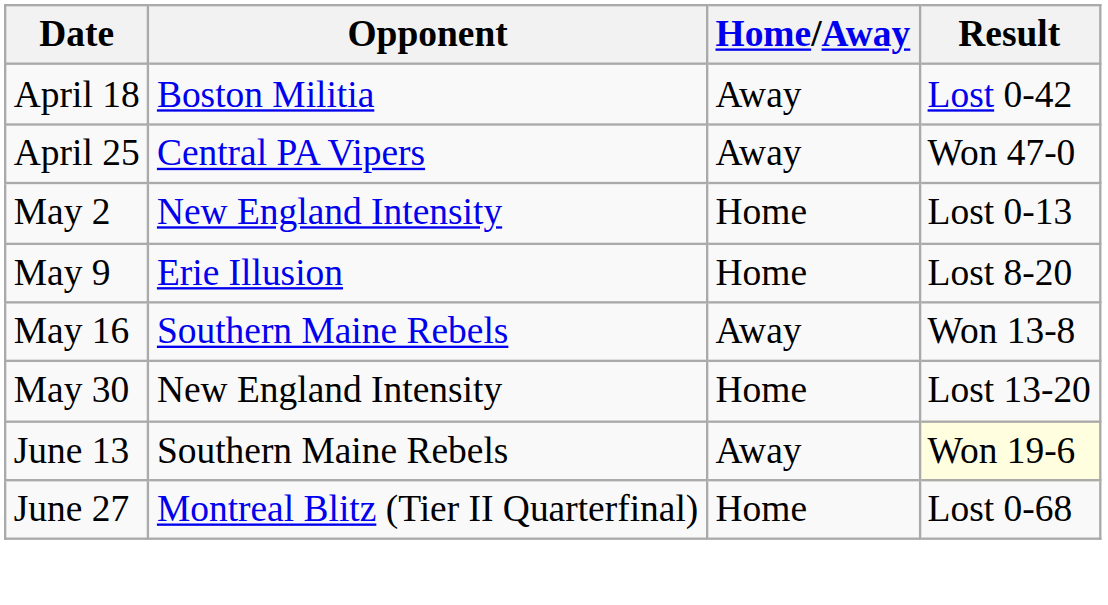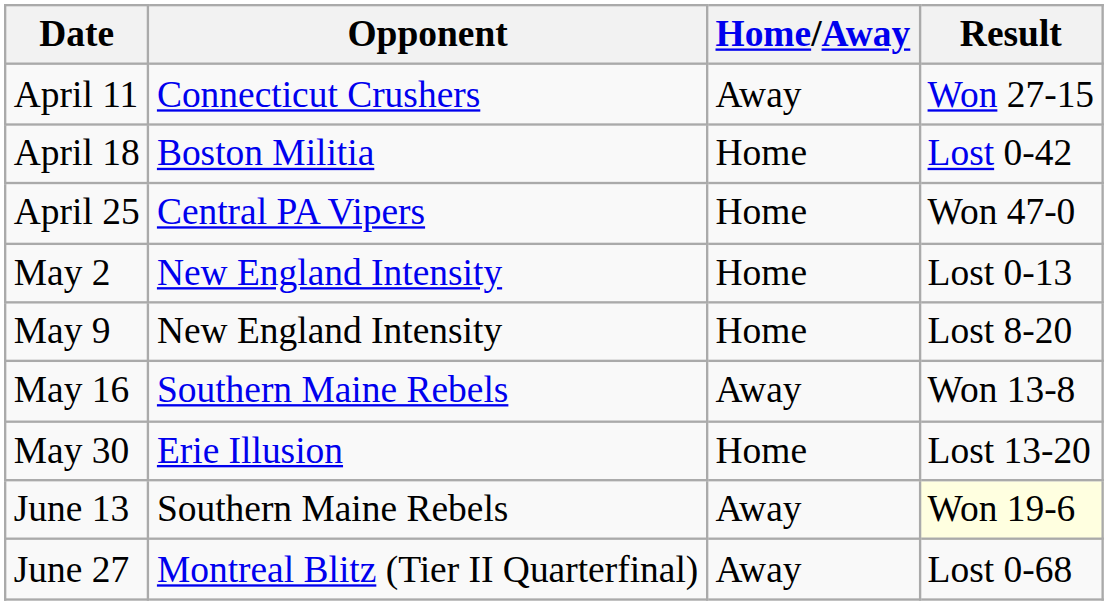+ row: (76, 93)
(759, 93) Away -> (761, 152) Home
(759, 152) Away -> (761, 212) Home
(250, 271) Erie Illusion -> (330, 331) New England Intensity
(330, 390) New England Intensity -> (250, 449) Erie Illusion
(761, 509) Home -> (759, 568) Away
